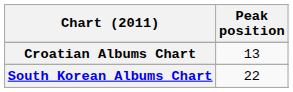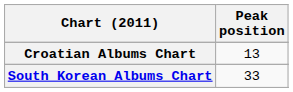(252, 76) 22 -> (252, 76) 33
